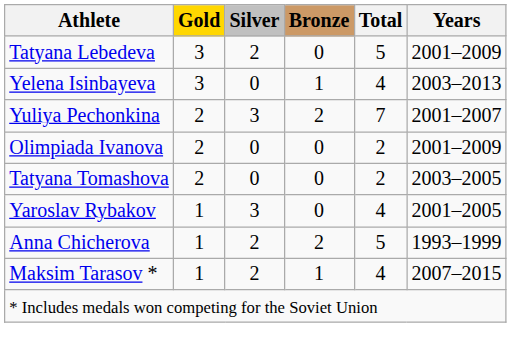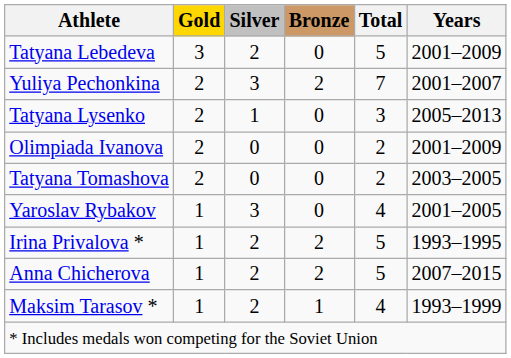- row: (82, 83)
+ row: (77, 115)
+ row: (76, 242)
(457, 242) 1993–1999 -> (457, 274) 2007–2015
(457, 274) 2007–2015 -> (457, 305) 1993–1999
